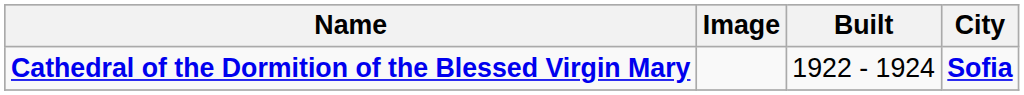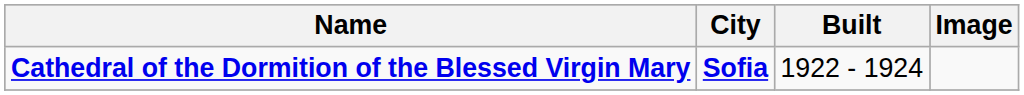columns swapped: (741, 25) <-> (980, 25)
